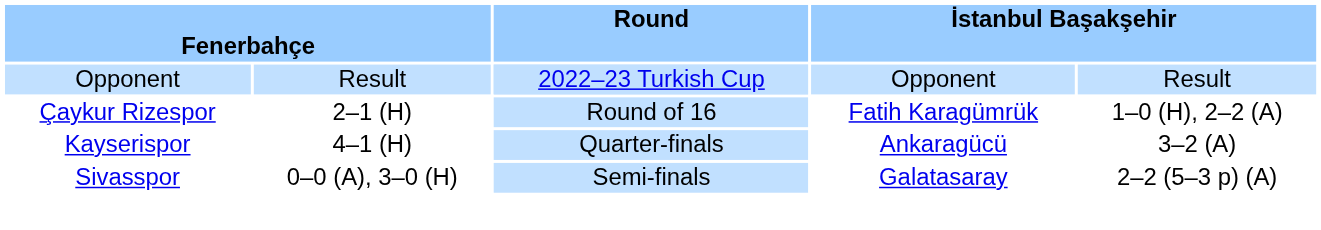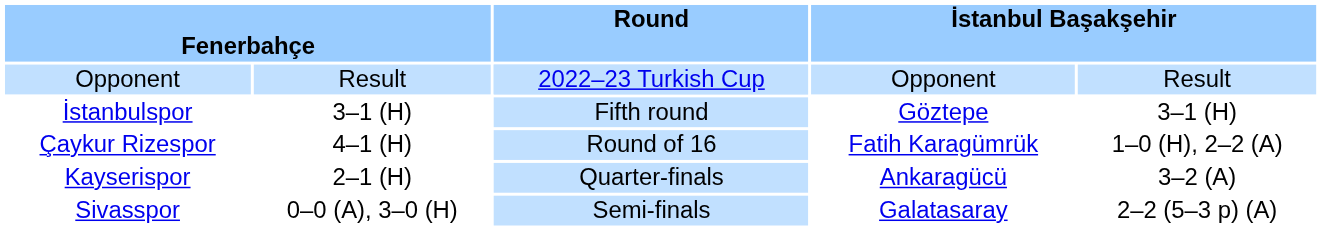+ row: (128, 112)
(372, 112) 2–1 (H) -> (372, 144) 4–1 (H)
(372, 144) 4–1 (H) -> (372, 177) 2–1 (H)
